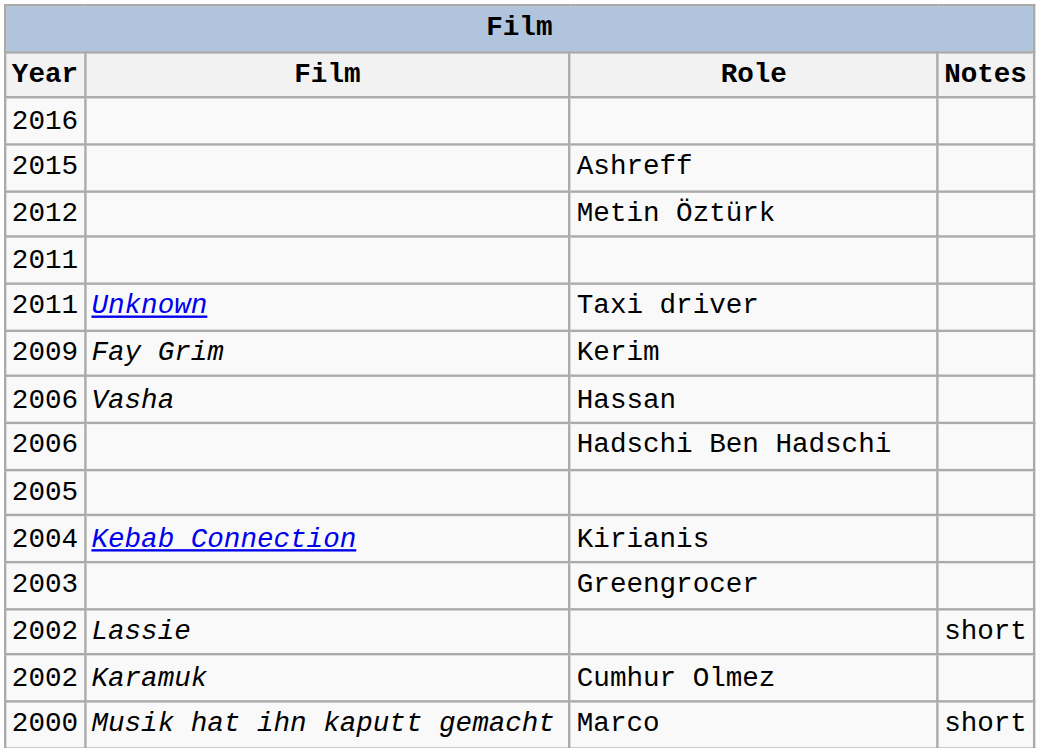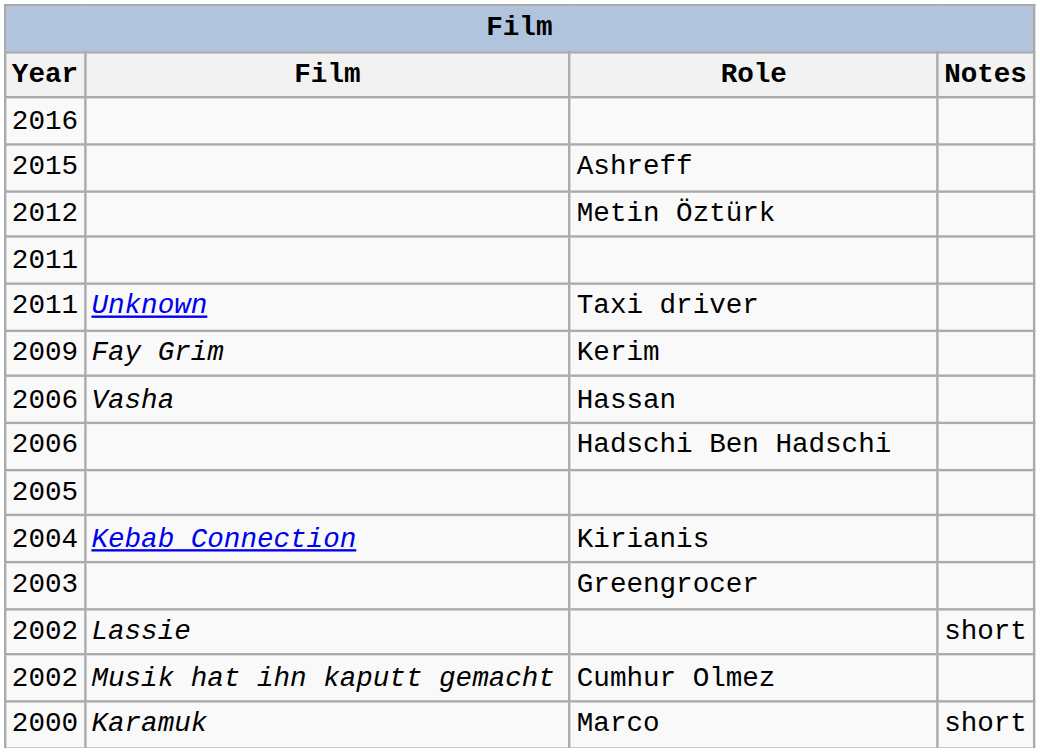(149, 678) Karamuk -> (323, 678) Musik hat ihn kaputt gemacht
(323, 724) Musik hat ihn kaputt gemacht -> (149, 724) Karamuk
